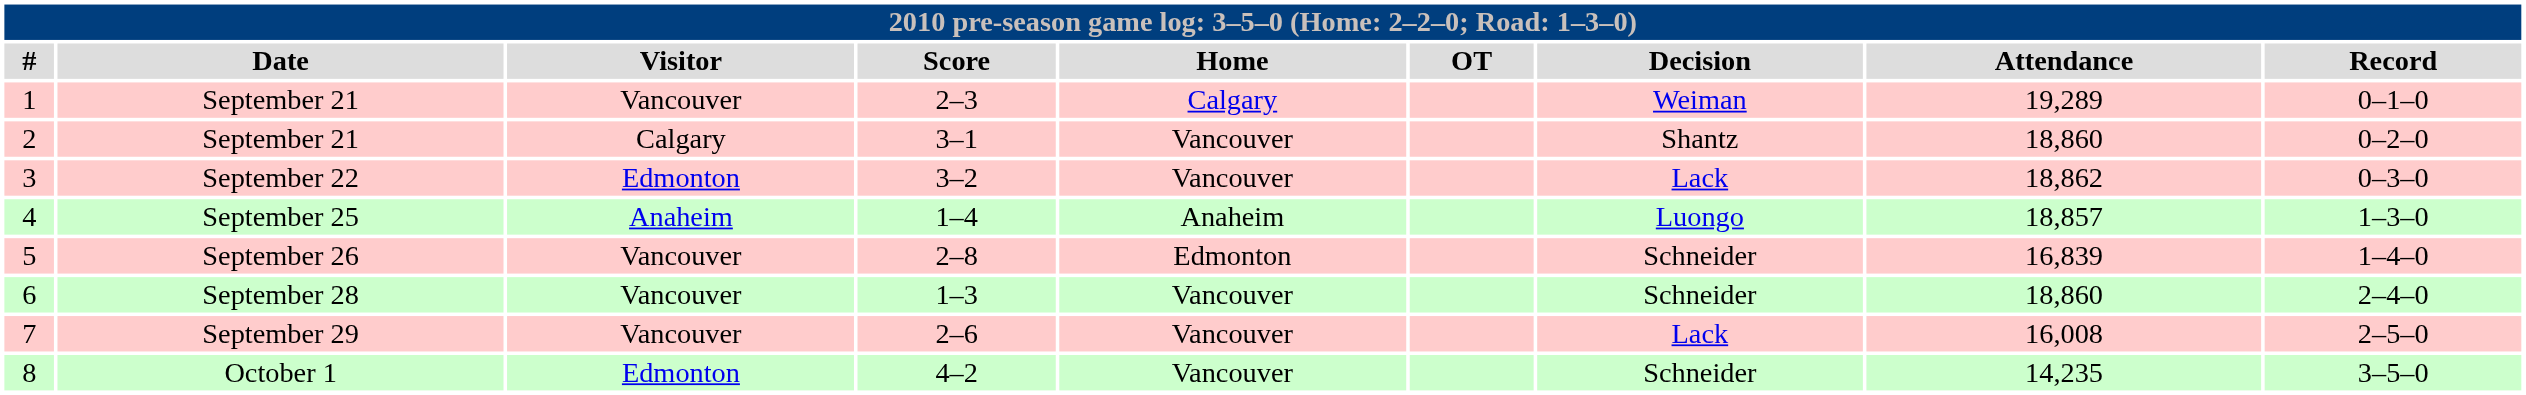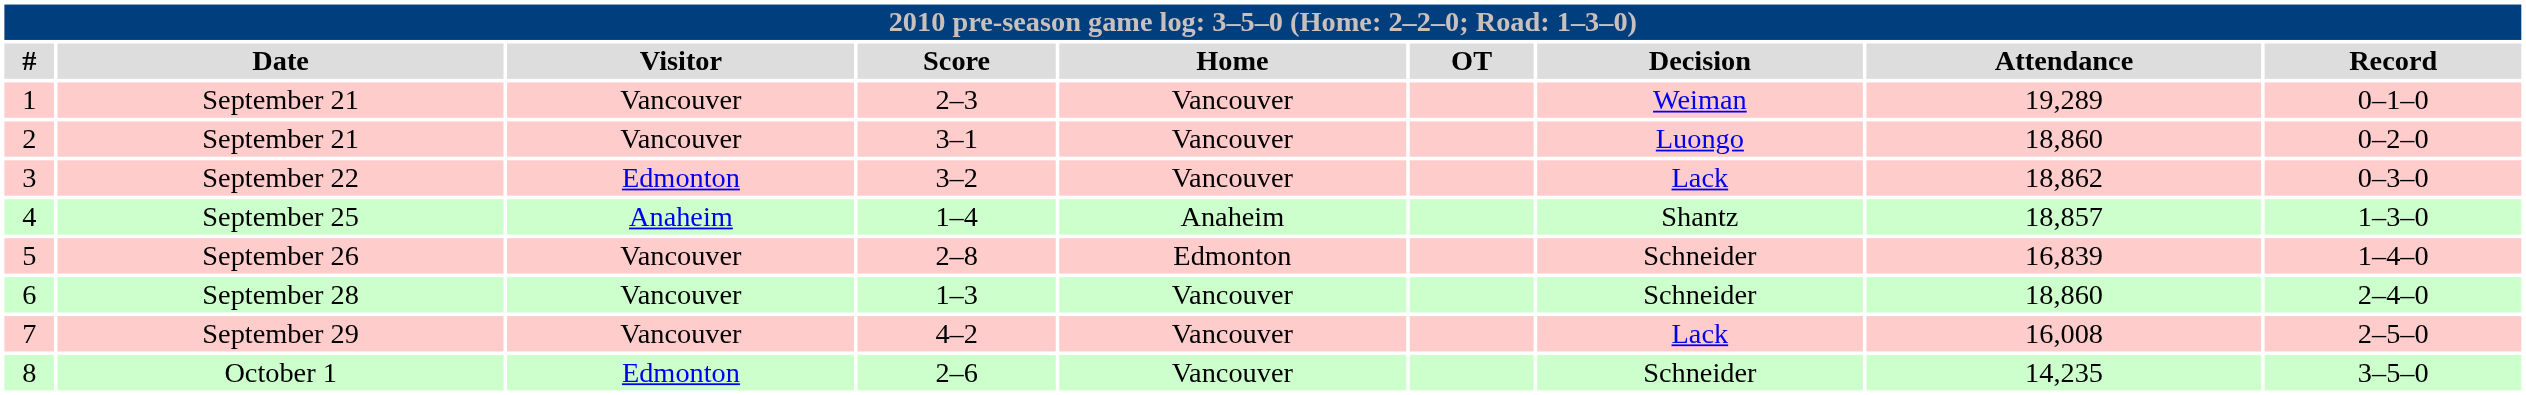(1232, 99) Calgary -> (1232, 99) Vancouver
(681, 138) Calgary -> (681, 138) Vancouver
(1700, 138) Shantz -> (1700, 138) Luongo
(1700, 216) Luongo -> (1700, 216) Shantz
(957, 333) 2–6 -> (957, 333) 4–2
(957, 372) 4–2 -> (957, 372) 2–6
